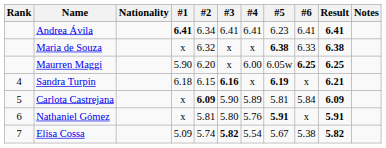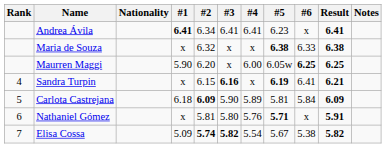(306, 30) 6.41 -> (306, 30) x
(183, 82) 6.18 -> (183, 82) x
(306, 82) x -> (306, 82) 6.41
(183, 99) x -> (183, 99) 6.18
(279, 117) 5.91 -> (279, 117) 5.71
(206, 134) normal -> (206, 134) bold
